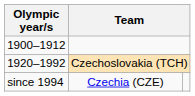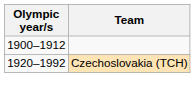- row: (125, 82)
